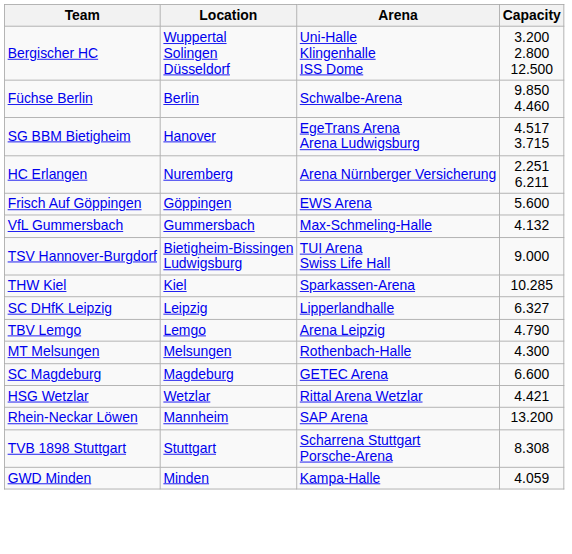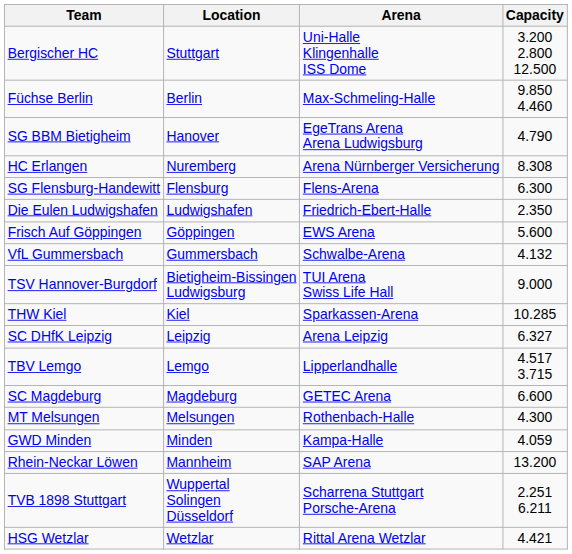(197, 53) Wuppertal Solingen Düsseldorf -> (193, 53) Stuttgart
(351, 98) Schwalbe-Arena -> (369, 98) Max-Schmeling-Halle
(532, 136) 4.517 3.715 -> (535, 136) 4.790
(532, 174) 2.251 6.211 -> (535, 166) 8.308
+ row: (84, 188)
+ row: (83, 210)
(366, 226) Max-Schmeling-Halle -> (354, 254) Schwalbe-Arena
(347, 308) Lipperlandhalle -> (345, 336) Arena Leipzig
(342, 330) Arena Leipzig -> (350, 366) Lipperlandhalle
(532, 330) 4.790 -> (535, 366) 4.517 3.715
rows swapped: (54, 374) <-> (54, 352)
rows swapped: (49, 478) <-> (48, 396)
(190, 448) Stuttgart -> (200, 500) Wuppertal Solingen Düsseldorf
(532, 448) 8.308 -> (535, 500) 2.251 6.211
